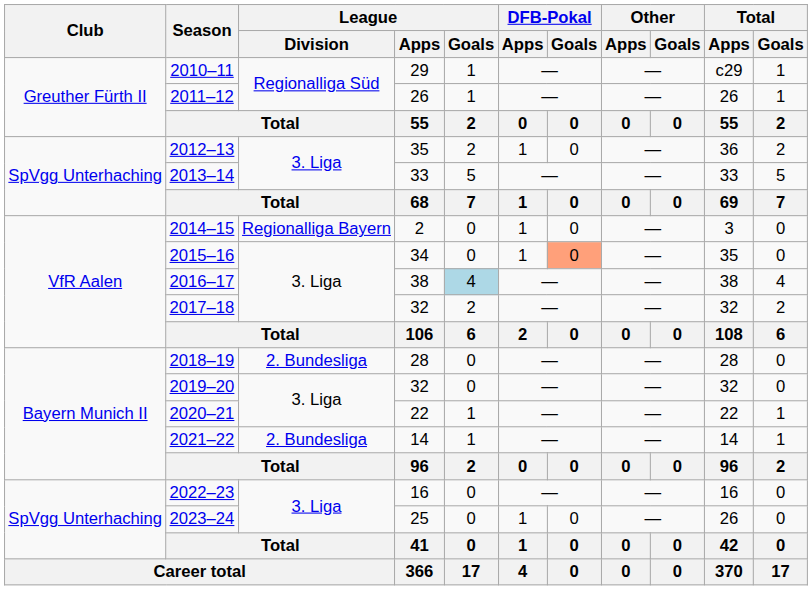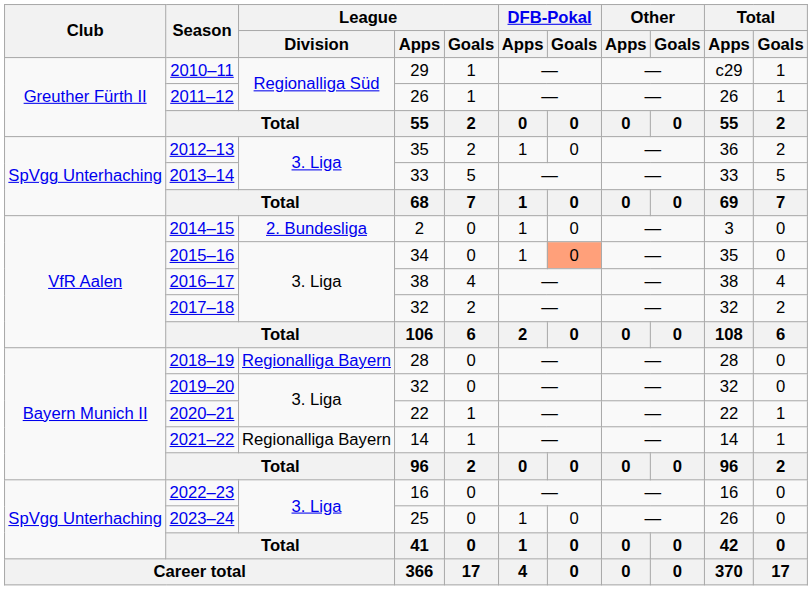(317, 228) Regionalliga Bayern -> (317, 228) 2. Bundesliga
(471, 281) lightblue background -> (471, 281) no background
(317, 360) 2. Bundesliga -> (317, 360) Regionalliga Bayern
(317, 439) 2. Bundesliga -> (317, 439) Regionalliga Bayern
